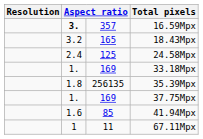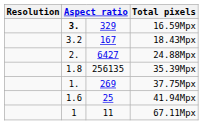(108, 26) 357 -> (108, 26) 329
(108, 40) 165 -> (108, 40) 167
- row: (175, 55)
+ row: (175, 55)
- row: (175, 69)
(108, 98) 169 -> (108, 84) 269
(108, 112) 85 -> (108, 98) 25
